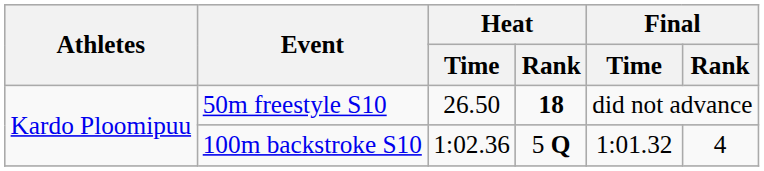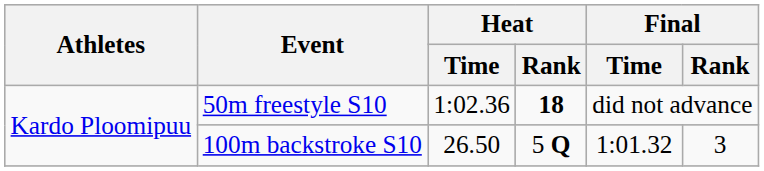(472, 104) 26.50 -> (472, 104) 1:02.36
(472, 144) 1:02.36 -> (472, 144) 26.50
(720, 144) 4 -> (720, 144) 3
